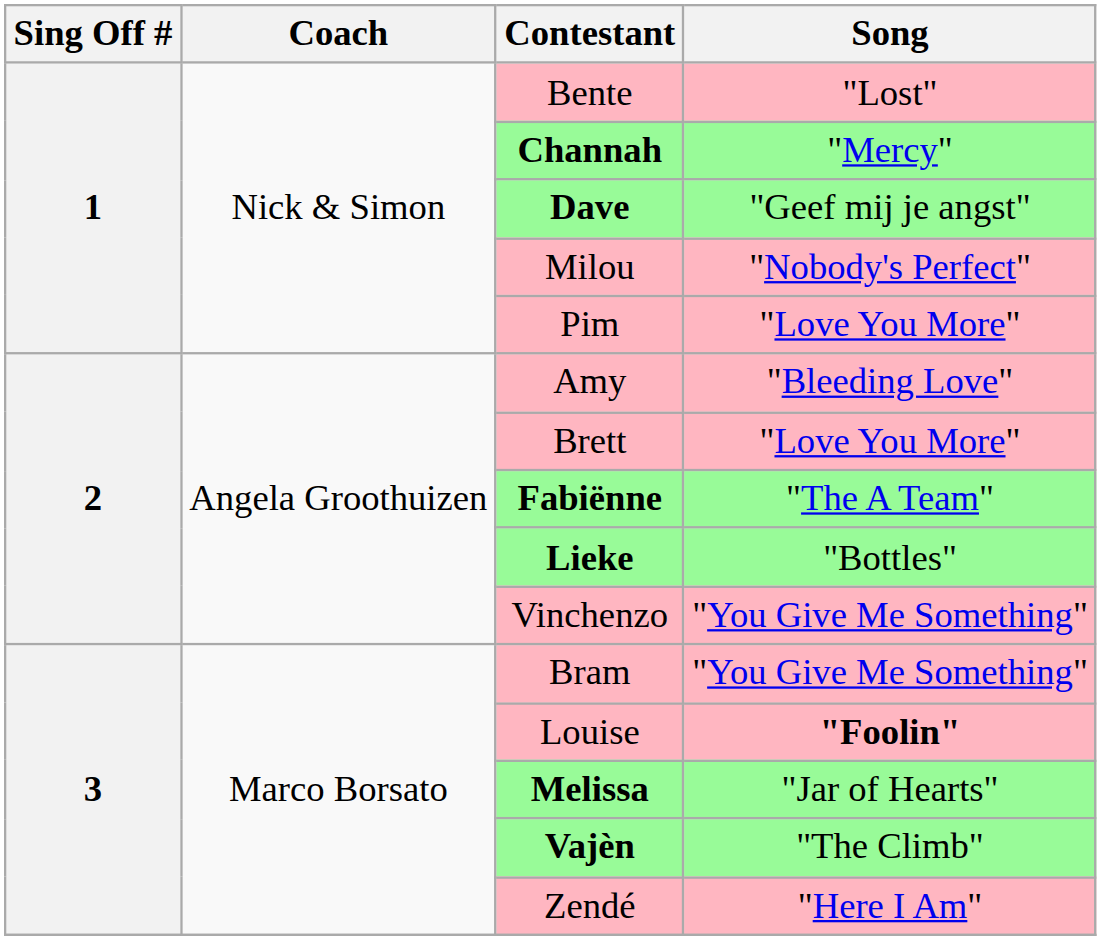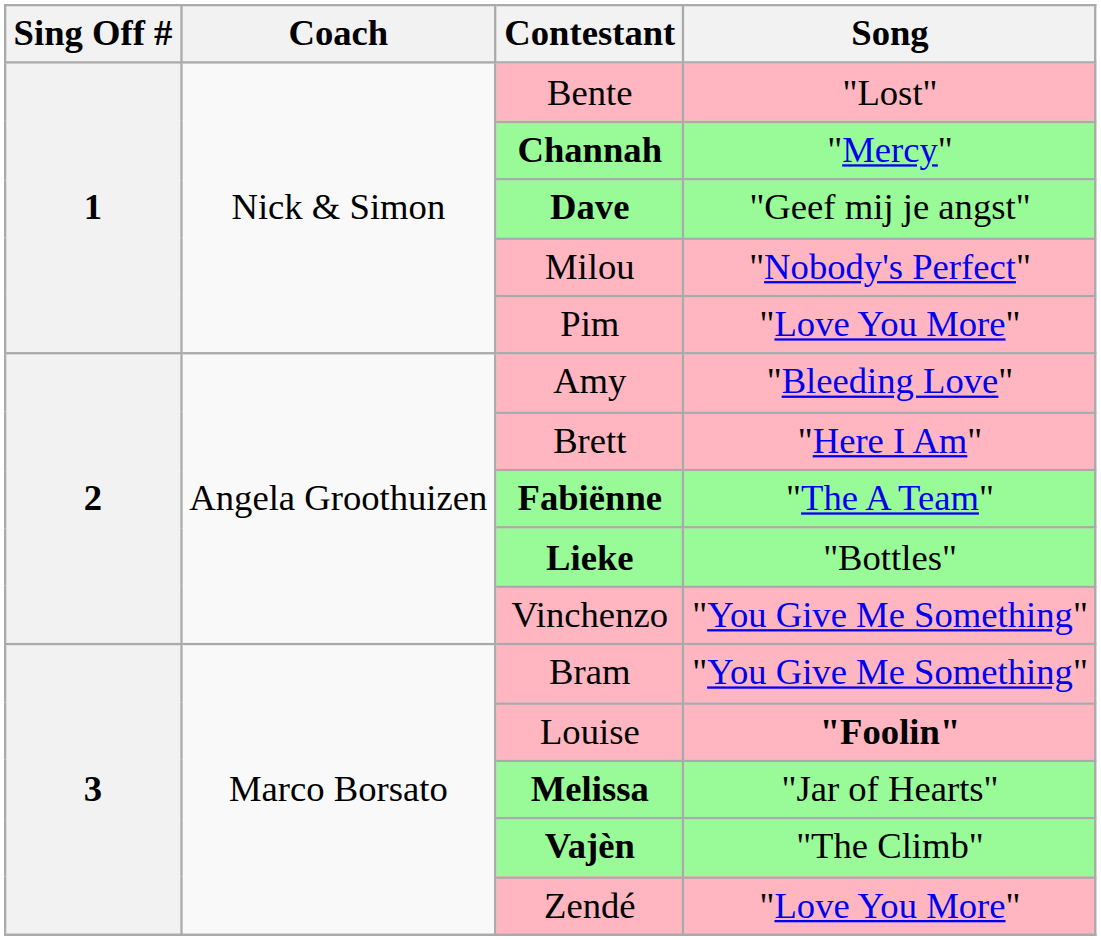(890, 440) "Love You More" -> (890, 440) "Here I Am"
(890, 905) "Here I Am" -> (890, 905) "Love You More"
